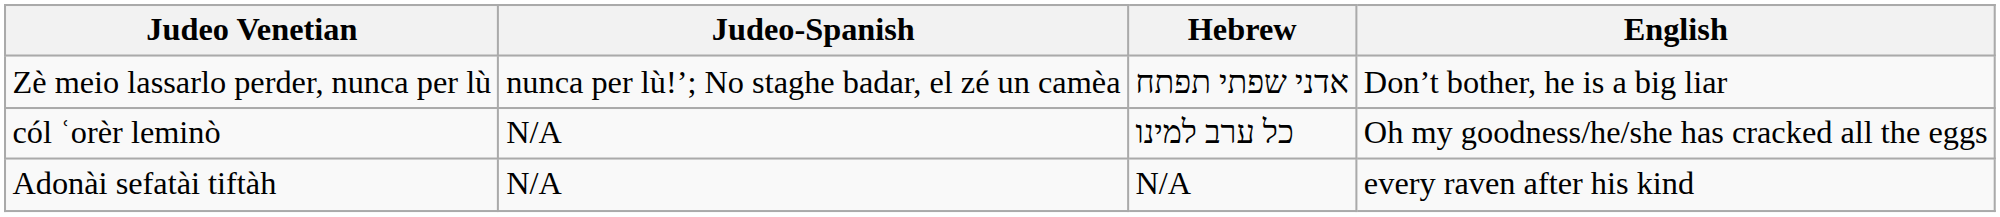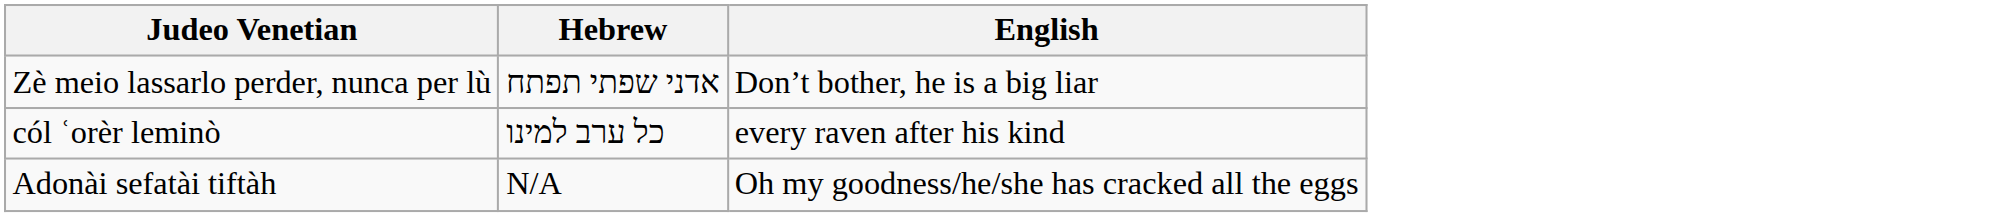- column: (813, 30)
(1676, 132) Oh my goodness/he/she has cracked all the eggs -> (900, 132) every raven after his kind
(1529, 183) every raven after his kind -> (1047, 183) Oh my goodness/he/she has cracked all the eggs
